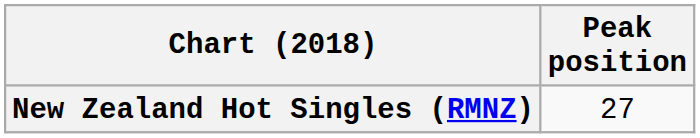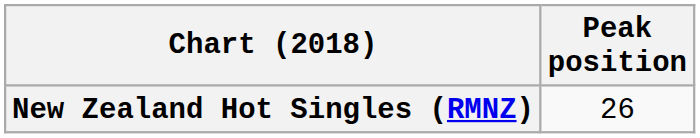(617, 109) 27 -> (617, 109) 26
